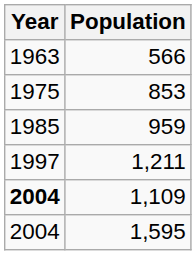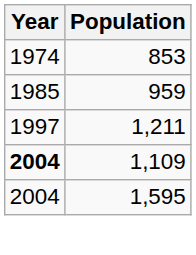- row: (167, 57)
(35, 92) 1975 -> (35, 57) 1974
